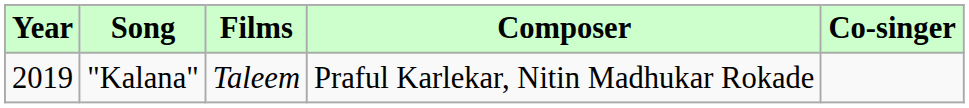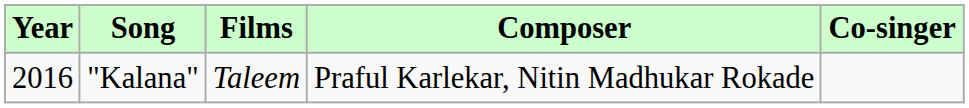(43, 77) 2019 -> (43, 77) 2016
